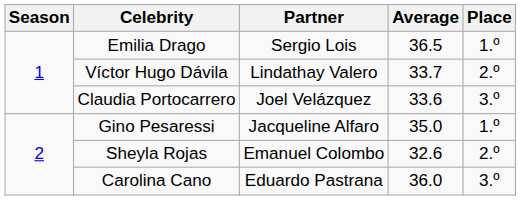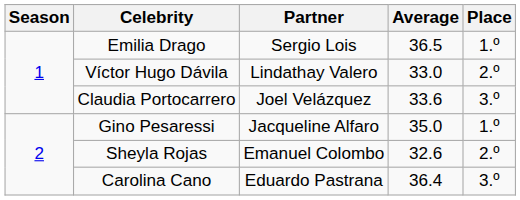(426, 72) 33.7 -> (426, 72) 33.0
(426, 180) 36.0 -> (426, 180) 36.4
